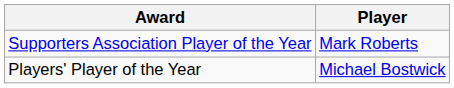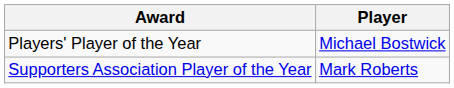rows swapped: (160, 43) <-> (105, 69)
